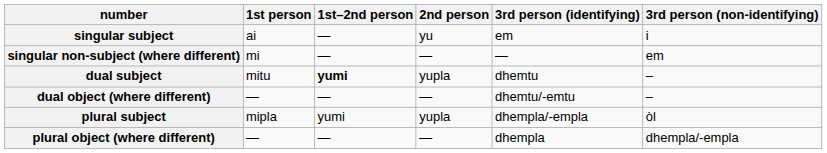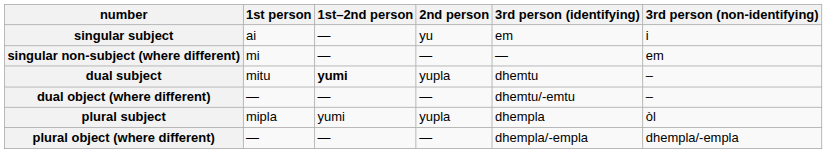(542, 117) dhempla/-empla -> (520, 117) dhempla
(520, 138) dhempla -> (542, 138) dhempla/-empla
